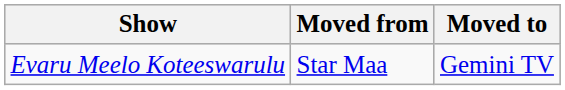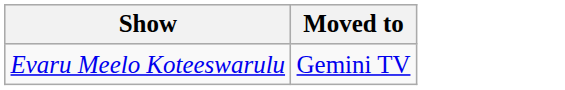- column: (363, 24)
